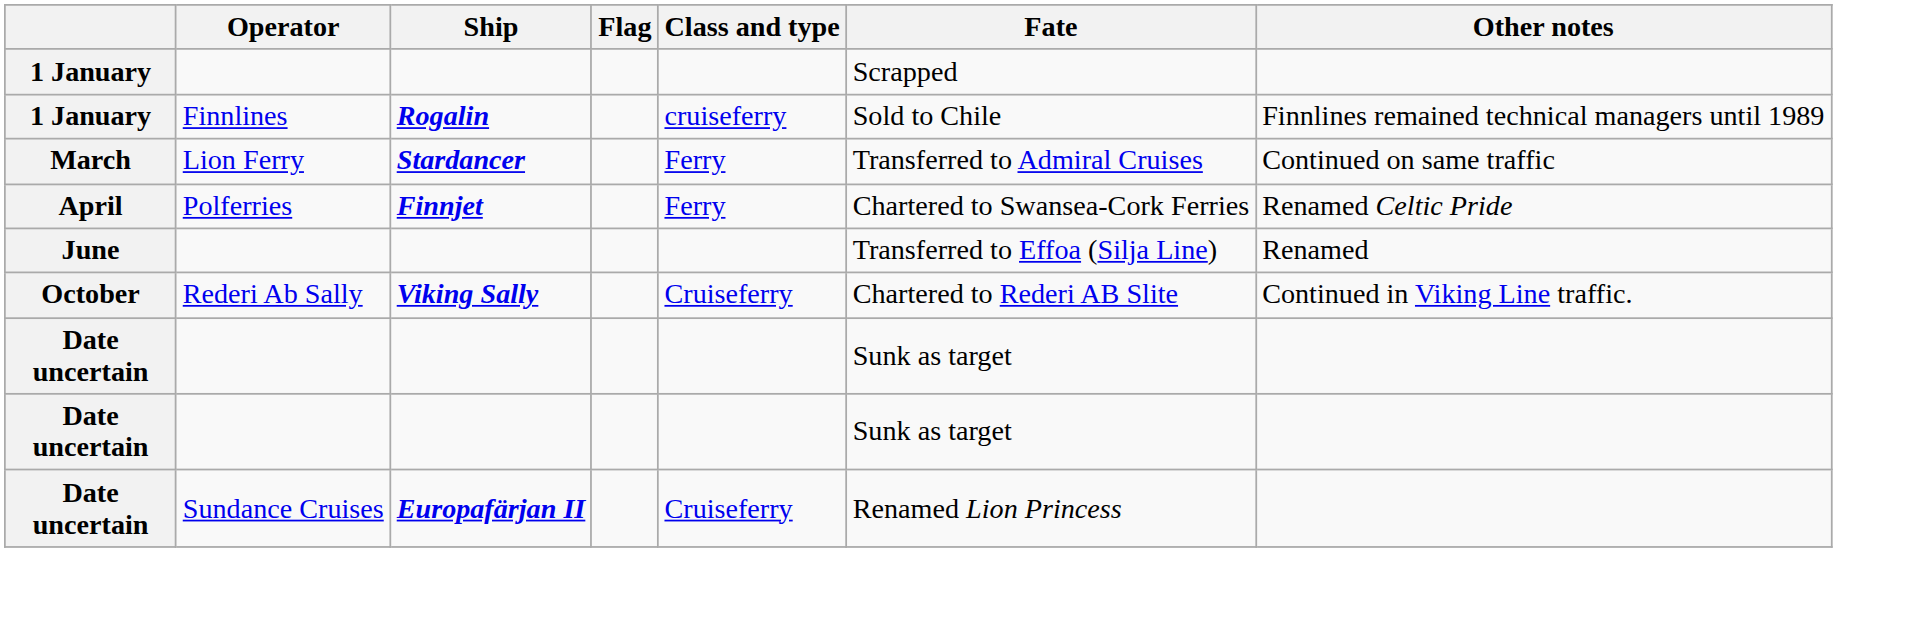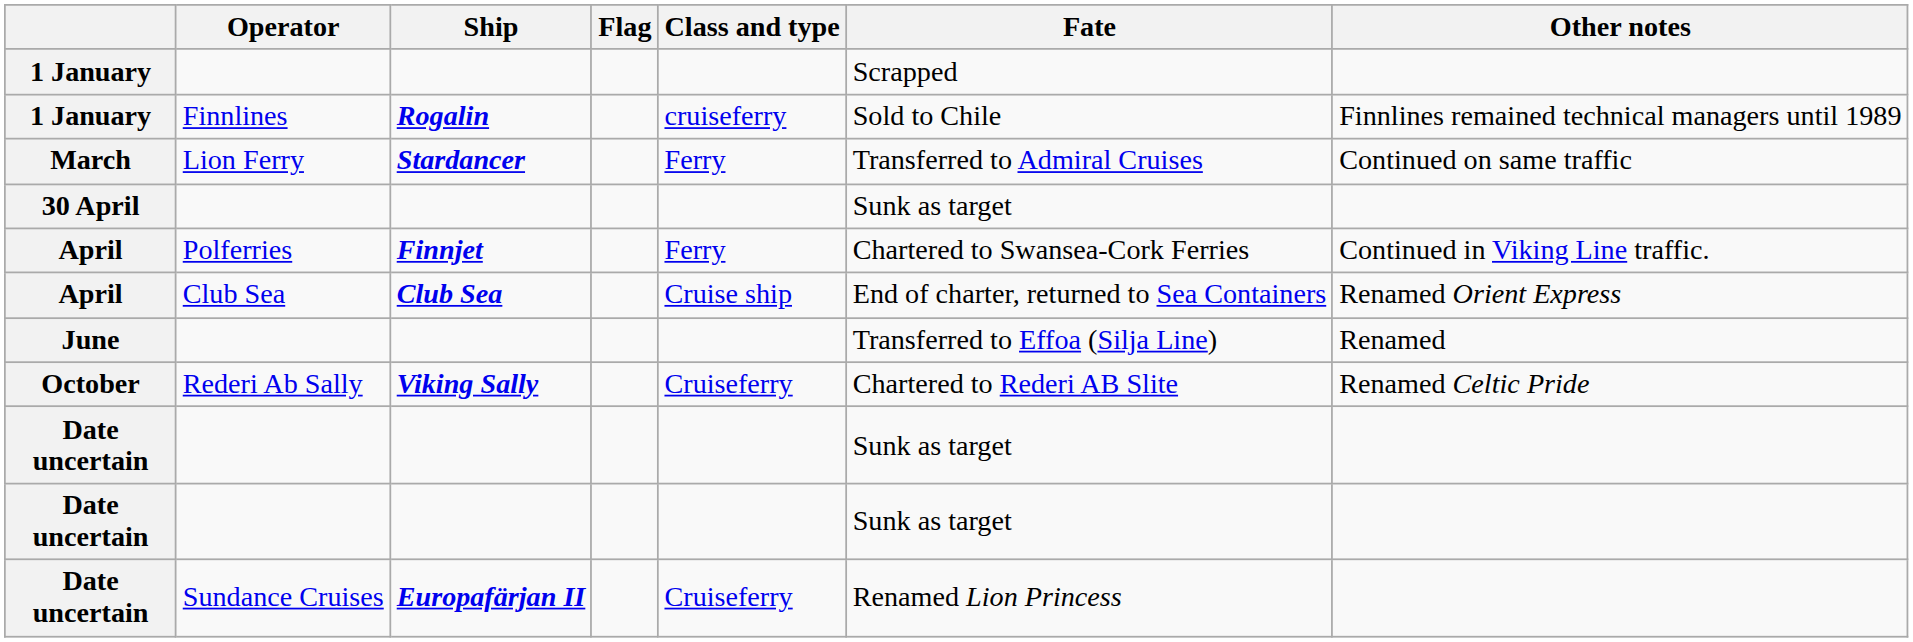+ row: (91, 205)
(1387, 205) Renamed Celtic Pride -> (1524, 250) Continued in Viking Line traffic.
+ row: (91, 294)
(1447, 294) Continued in Viking Line traffic. -> (1464, 384) Renamed Celtic Pride
